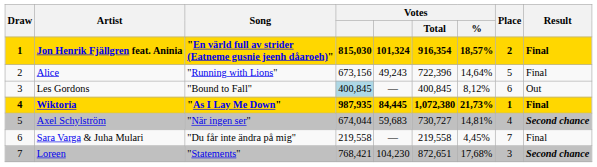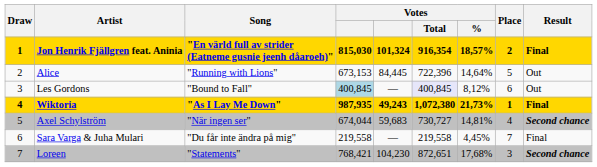(355, 72) 673,156 -> (355, 72) 673,153
(393, 72) 49,243 -> (393, 72) 84,445
(536, 72) Final -> (534, 72) Out
(435, 89) no background -> (435, 89) lavender background
(393, 105) 84,445 -> (393, 105) 49,243
